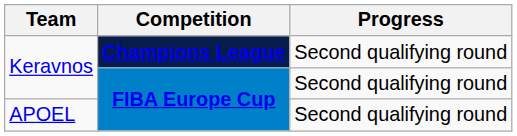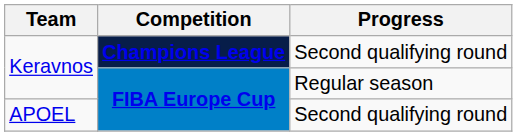(401, 83) Second qualifying round -> (364, 83) Regular season
